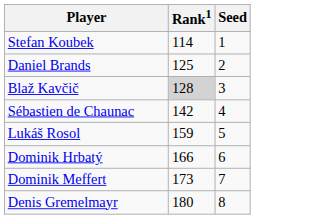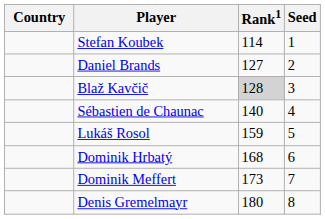+ column: (39, 17)
(183, 65) 125 -> (252, 65) 127
(183, 111) 142 -> (252, 111) 140
(183, 156) 166 -> (252, 156) 168
